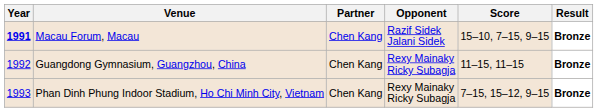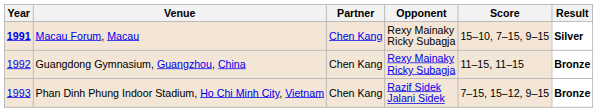(416, 36) Razif Sidek Jalani Sidek -> (421, 36) Rexy Mainaky Ricky Subagja
(572, 36) Bronze -> (569, 36) Silver
(421, 93) Rexy Mainaky Ricky Subagja -> (416, 93) Razif Sidek Jalani Sidek
